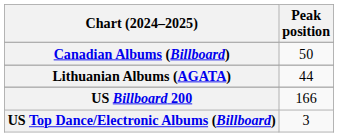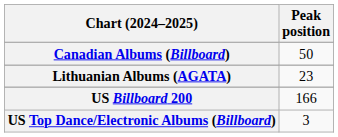(306, 76) 44 -> (306, 76) 23
